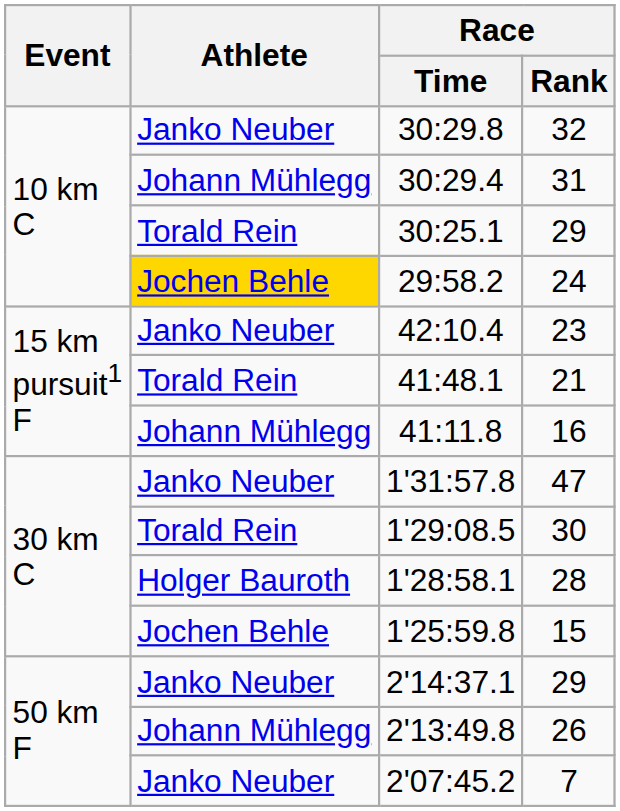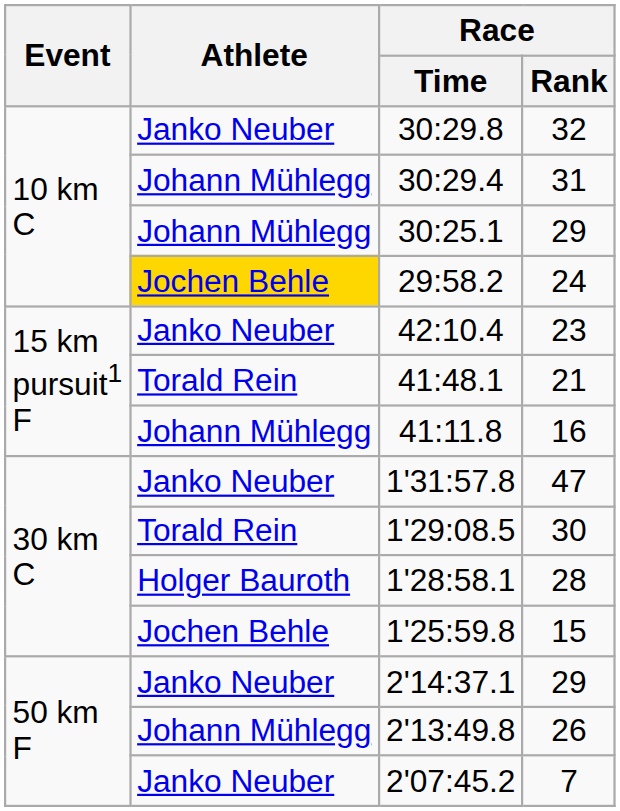(217, 231) Torald Rein -> (254, 231) Johann Mühlegg
